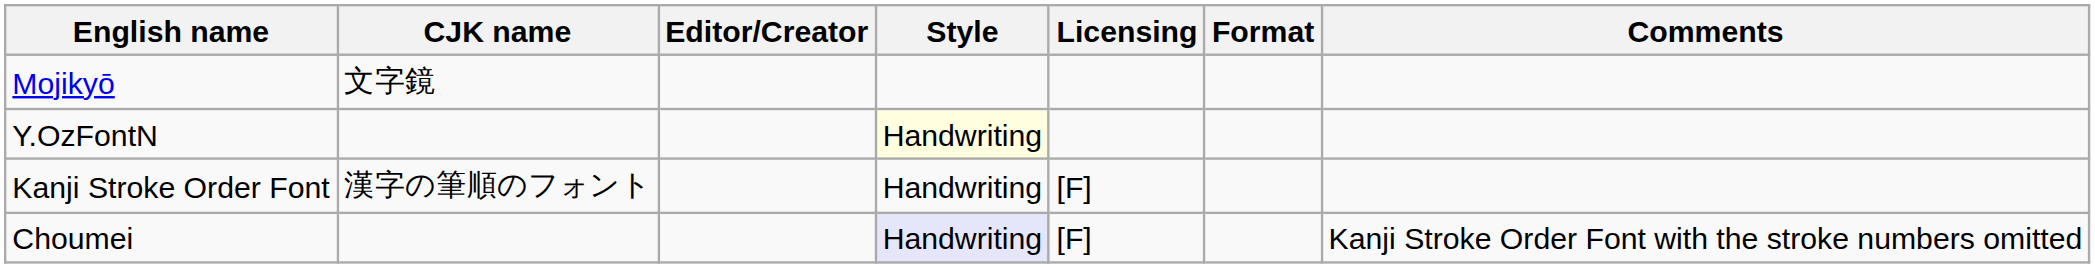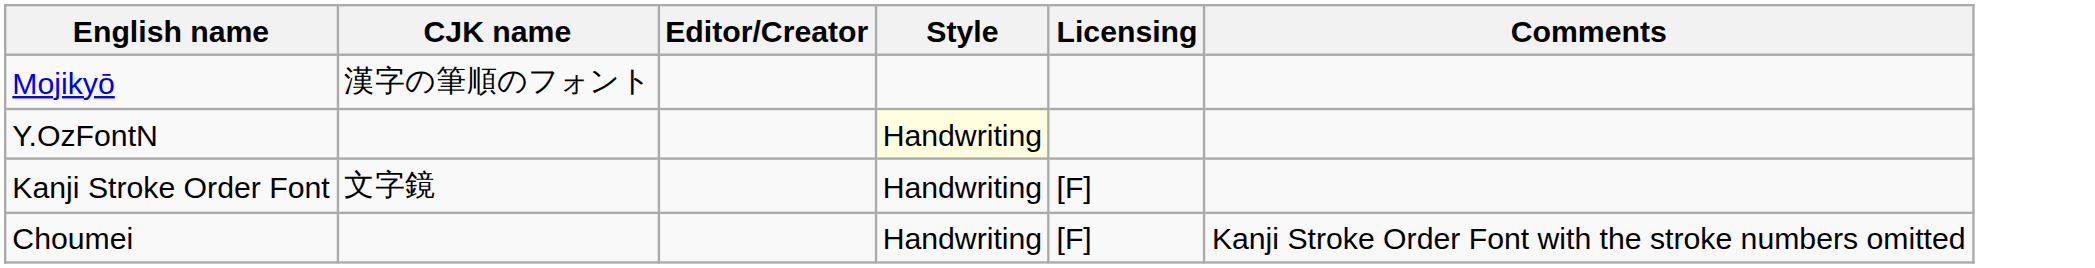- column: (1263, 30)
(390, 80) 文字鏡 -> (497, 80) 漢字の筆順のフォント
(497, 184) 漢字の筆順のフォント -> (390, 184) 文字鏡
(962, 238) lavender background -> (962, 238) no background
